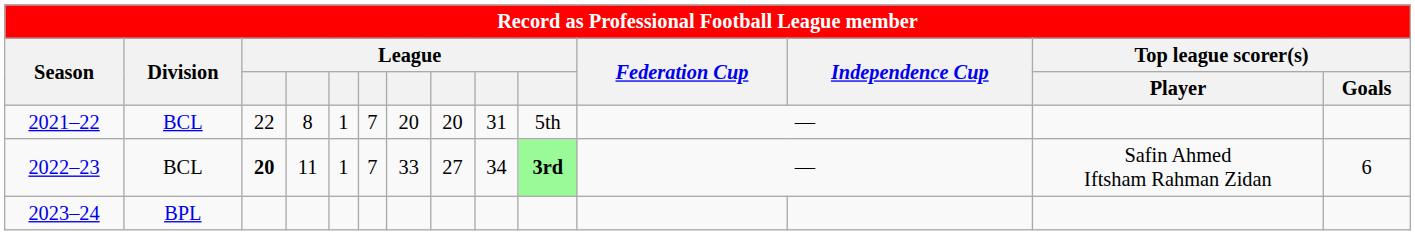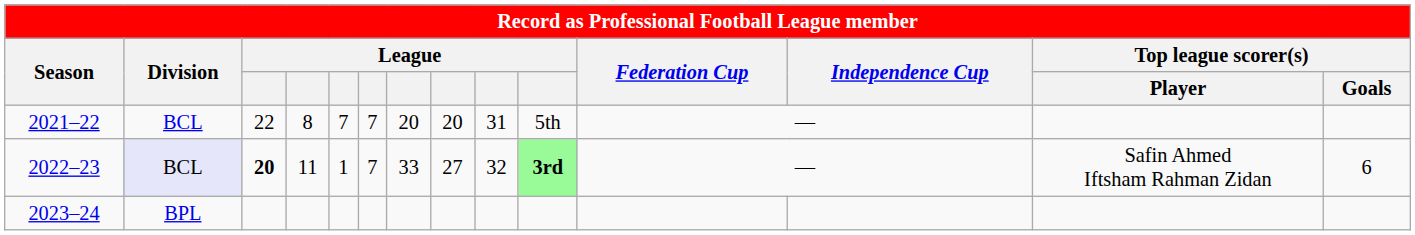(343, 122) 1 -> (343, 122) 7
(183, 167) no background -> (183, 167) lavender background
(496, 167) 34 -> (496, 167) 32
